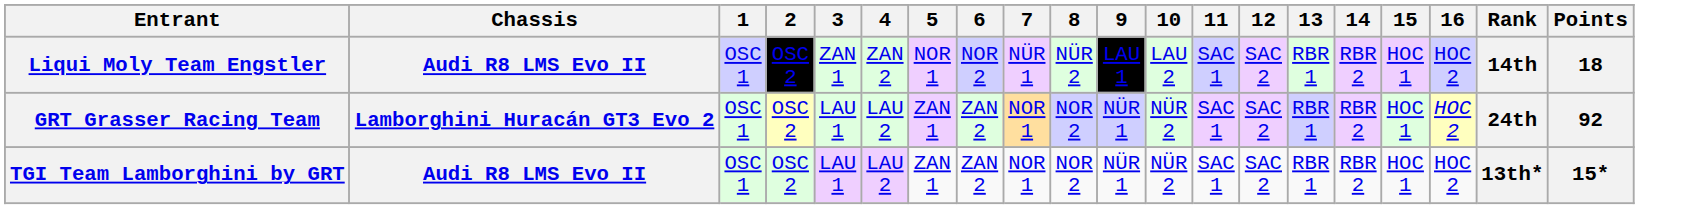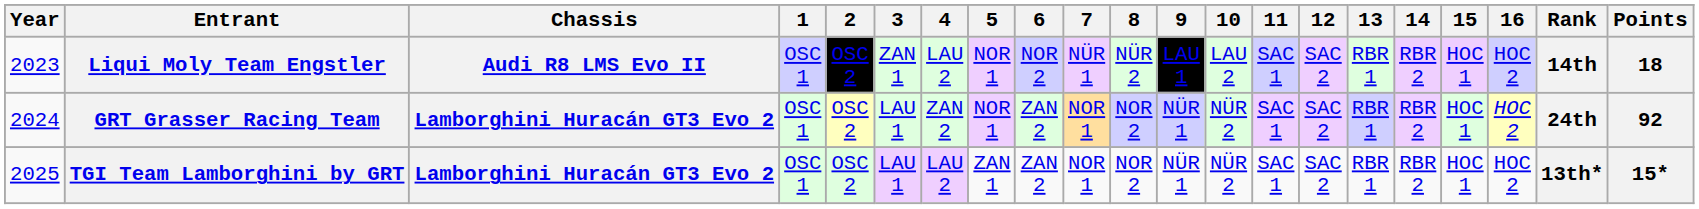+ column: (35, 21)
(885, 65) ZAN 2 -> (945, 65) LAU 2
(885, 120) LAU 2 -> (945, 120) ZAN 2
(932, 120) ZAN 1 -> (992, 120) NOR 1
(535, 175) Audi R8 LMS Evo II -> (594, 175) Lamborghini Huracán GT3 Evo 2
